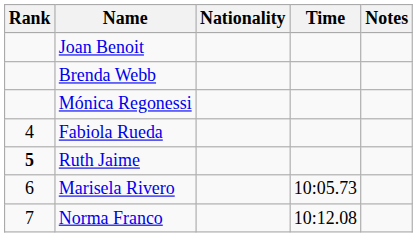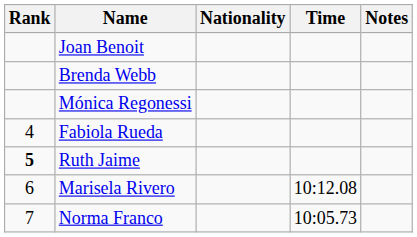(325, 189) 10:05.73 -> (325, 189) 10:12.08
(325, 217) 10:12.08 -> (325, 217) 10:05.73
